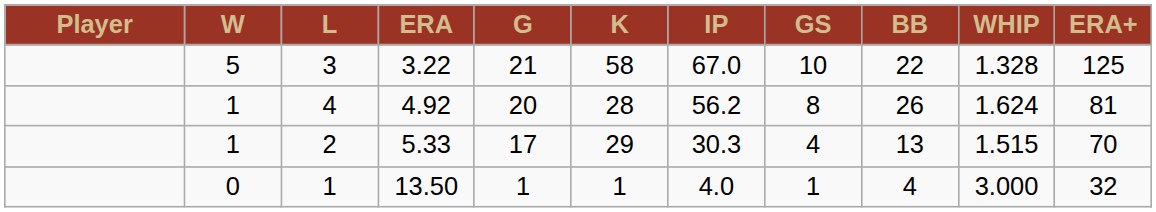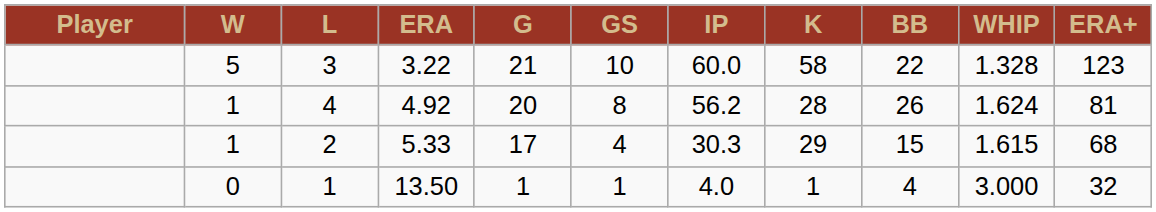columns swapped: (813, 24) <-> (620, 24)
(716, 65) 67.0 -> (716, 65) 60.0
(1103, 65) 125 -> (1103, 65) 123
(910, 145) 13 -> (910, 145) 15
(1007, 145) 1.515 -> (1007, 145) 1.615
(1103, 145) 70 -> (1103, 145) 68
